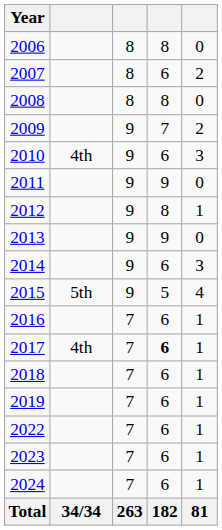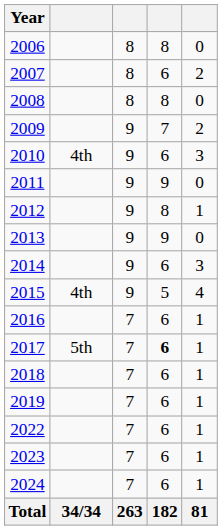(81, 292) 5th -> (81, 292) 4th
(81, 347) 4th -> (81, 347) 5th
